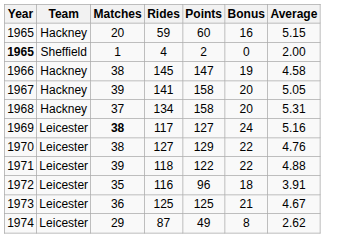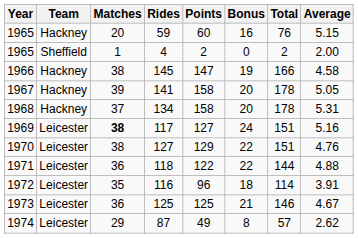+ column: (284, 14)
(20, 52) bold -> (20, 52) normal
(118, 166) 39 -> (118, 166) 36
